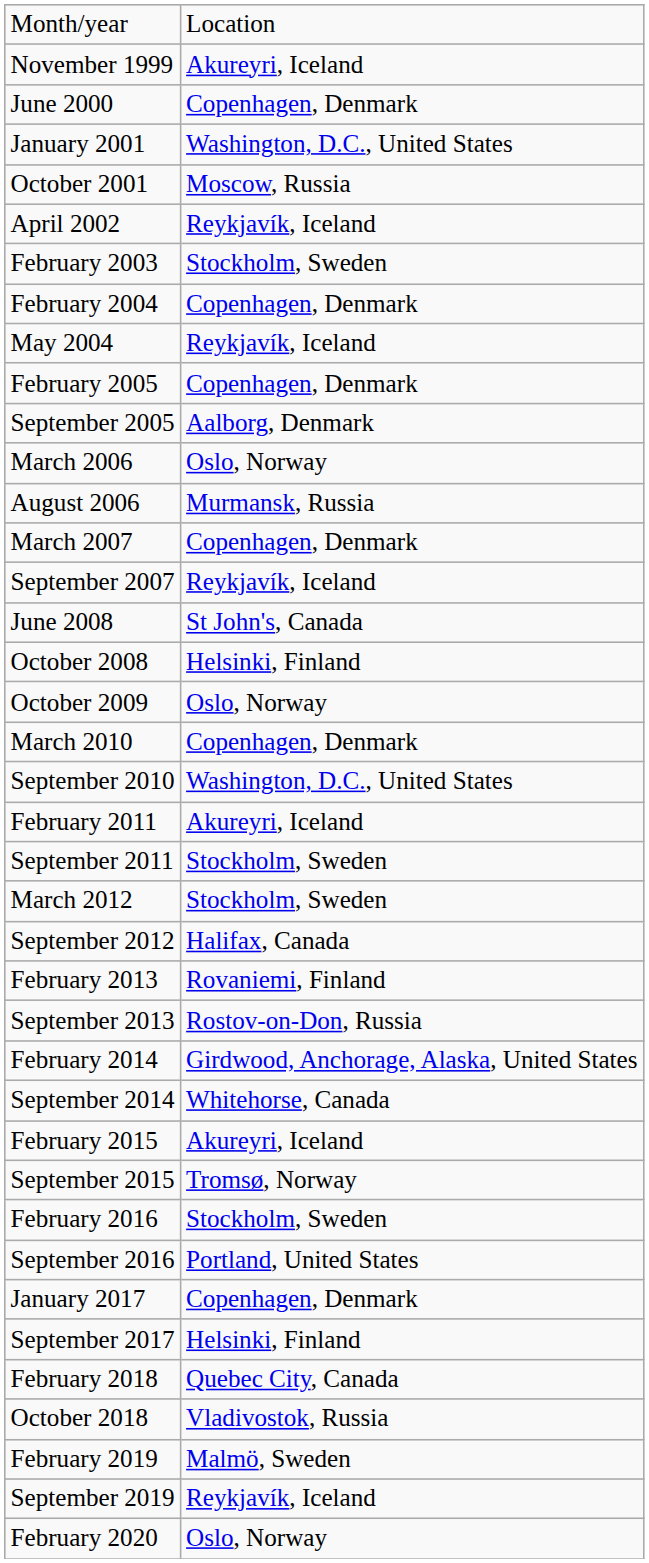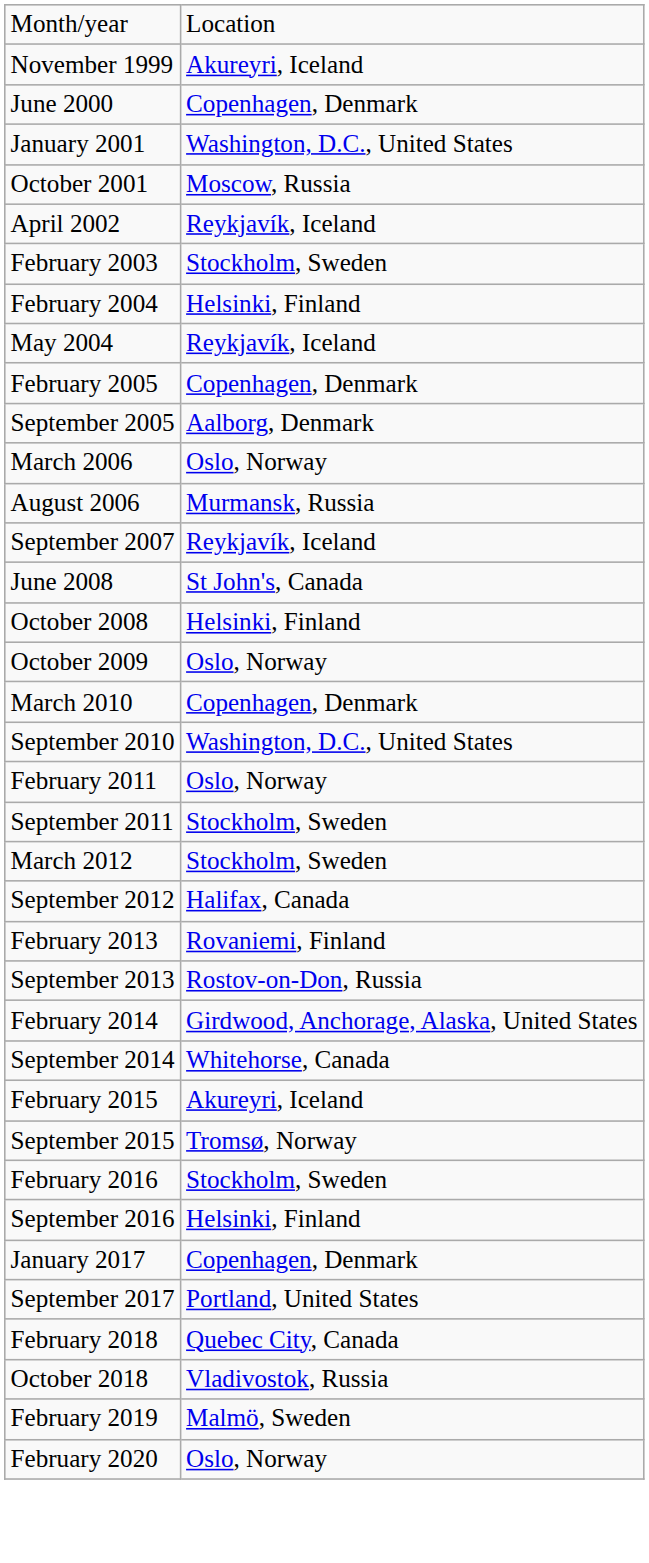(302, 303) Copenhagen, Denmark -> (273, 303) Helsinki, Finland
- row: (72, 542)
(275, 821) Akureyri, Iceland -> (257, 781) Oslo, Norway
(302, 1259) Portland, United States -> (273, 1219) Helsinki, Finland
(273, 1339) Helsinki, Finland -> (302, 1299) Portland, United States
- row: (93, 1498)
